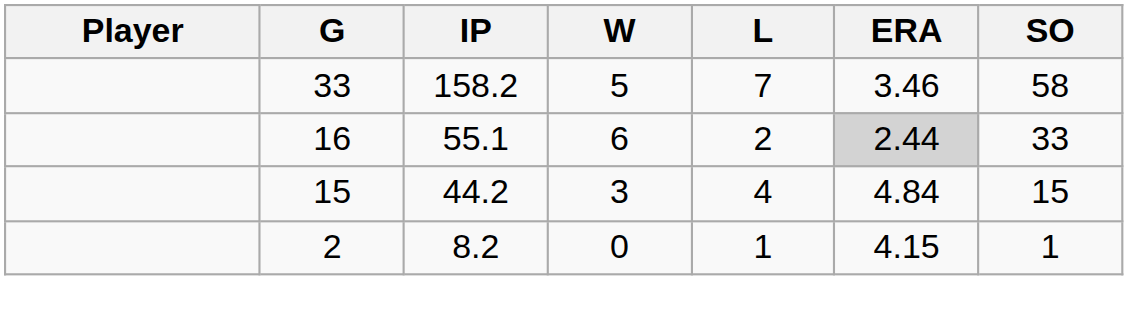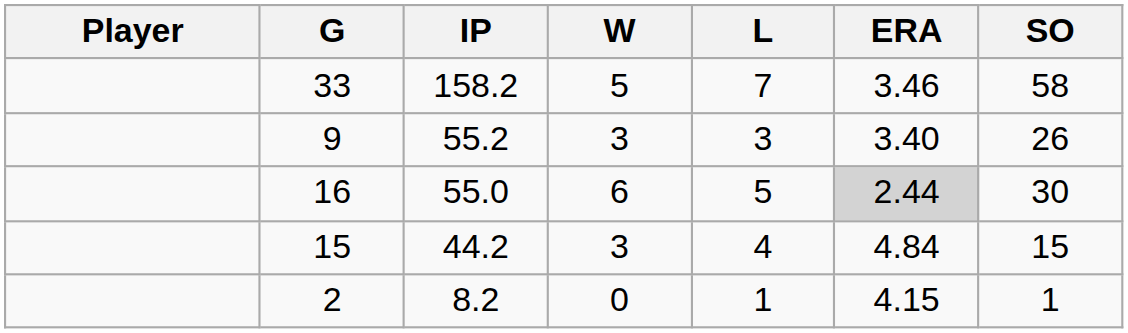+ row: (332, 138)
(476, 138) 55.1 -> (476, 192) 55.0
(763, 138) 2 -> (763, 192) 5
(1050, 138) 33 -> (1050, 192) 30
